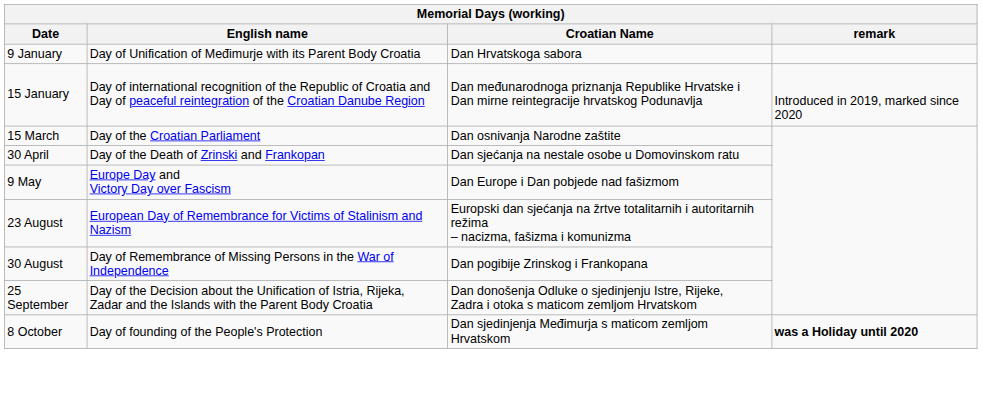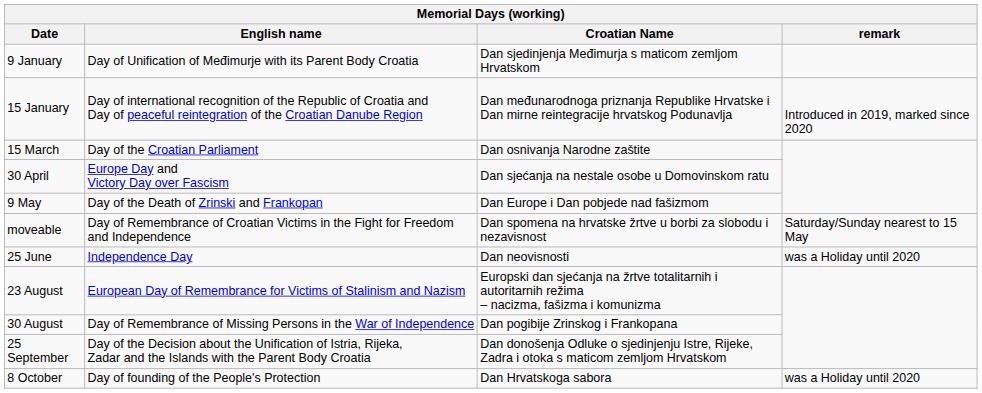(516, 53) Dan Hrvatskoga sabora -> (609, 61) Dan sjedinjenja Međimurja s maticom zemljom Hrvatskom
(207, 155) Day of the Death of Zrinski and Frankopan -> (158, 176) Europe Day and Victory Day over Fascism
(160, 182) Europe Day and Victory Day over Fascism -> (205, 203) Day of the Death of Zrinski and Frankopan
+ row: (34, 230)
+ row: (29, 256)
(579, 331) Dan sjedinjenja Međimurja s maticom zemljom Hrvatskom -> (546, 378) Dan Hrvatskoga sabora
(846, 331) bold -> (852, 378) normal
